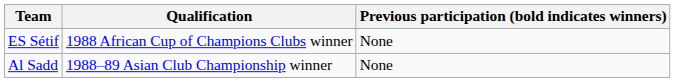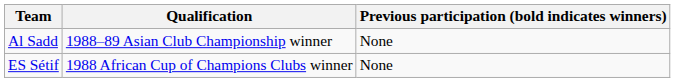rows swapped: (33, 41) <-> (33, 65)
